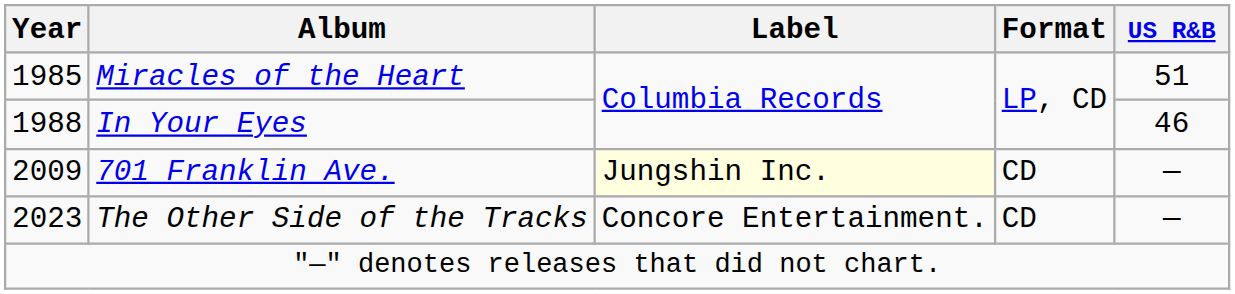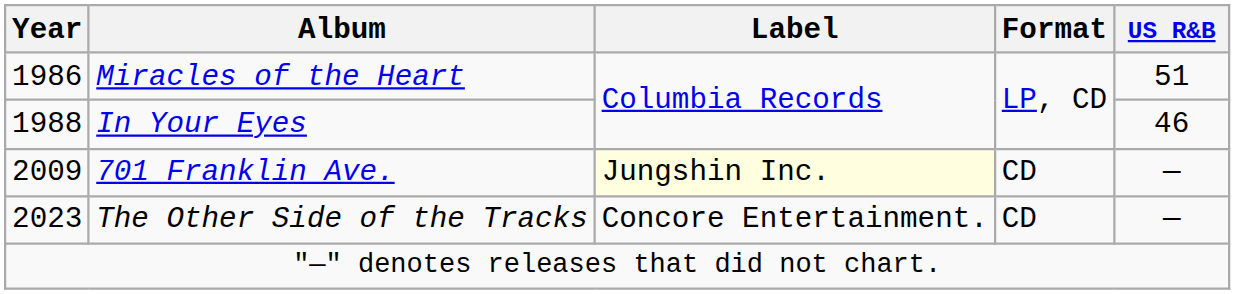(47, 77) 1985 -> (47, 77) 1986
